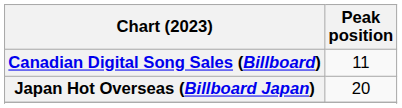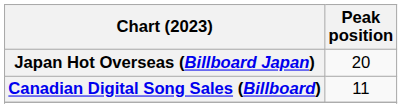rows swapped: (165, 62) <-> (165, 89)
